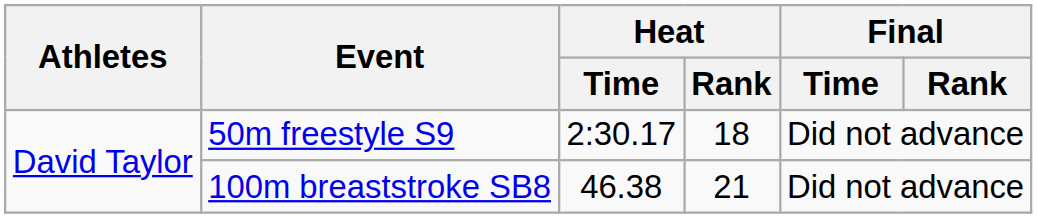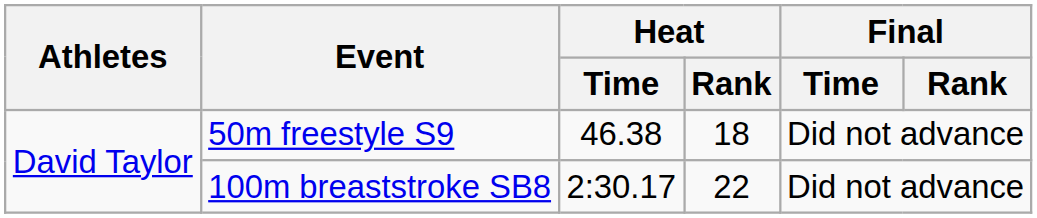(621, 135) 2:30.17 -> (621, 135) 46.38
(621, 187) 46.38 -> (621, 187) 2:30.17
(731, 187) 21 -> (731, 187) 22
